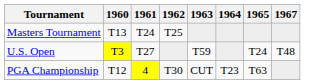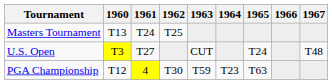+ column: (286, 14)
(202, 51) T59 -> (202, 51) CUT
(202, 70) CUT -> (202, 70) T59
